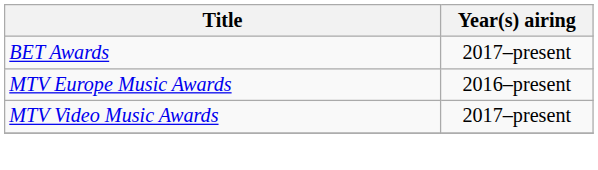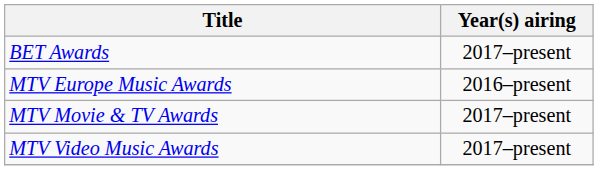+ row: (114, 116)
